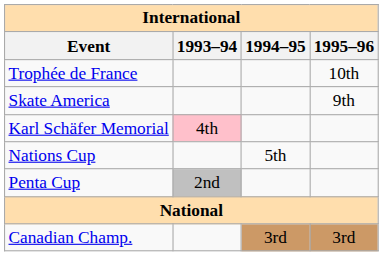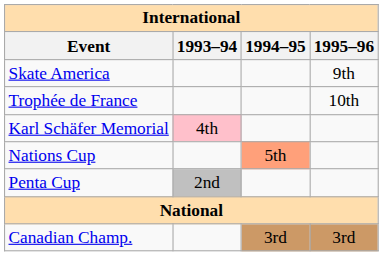rows swapped: (59, 100) <-> (73, 73)
(275, 155) no background -> (275, 155) lightsalmon background
